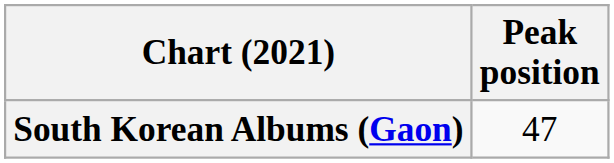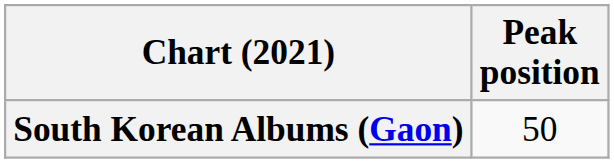(540, 128) 47 -> (540, 128) 50
